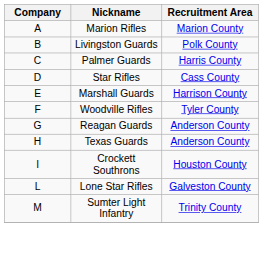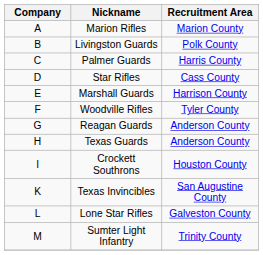+ row: (116, 192)
